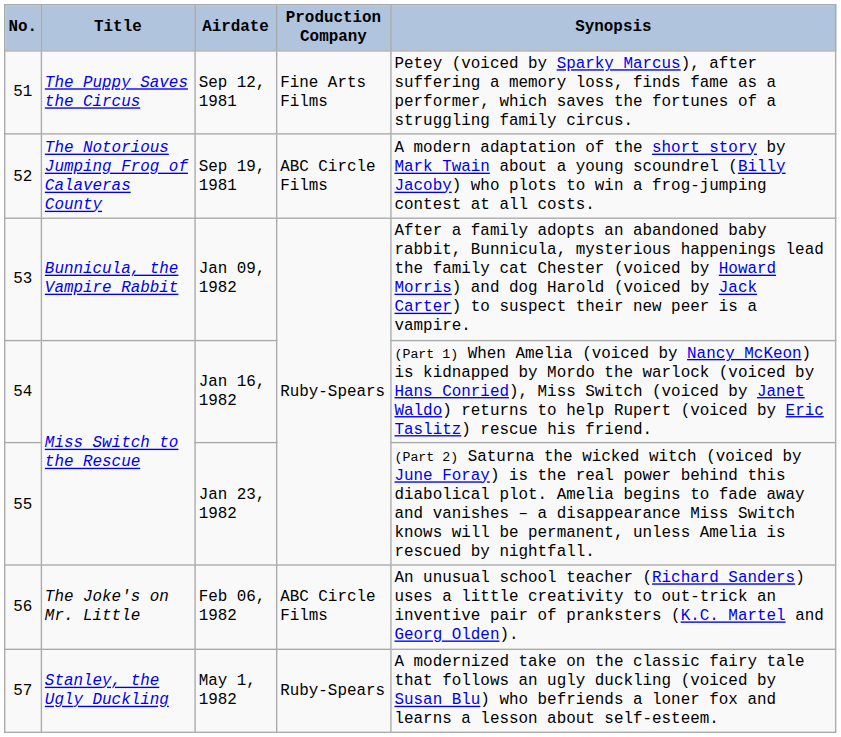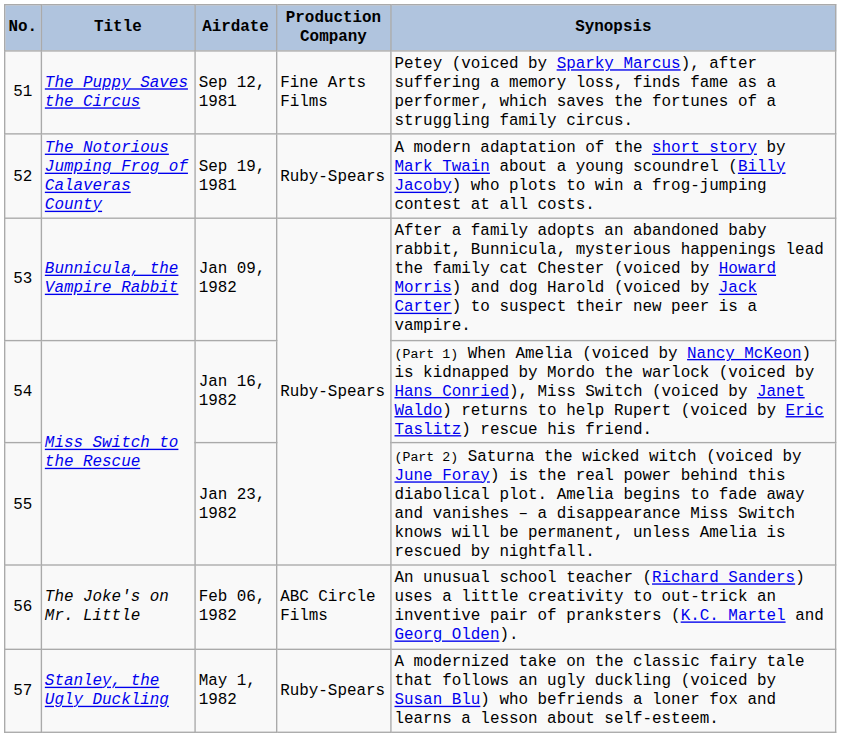(328, 176) ABC Circle Films -> (333, 176) Ruby-Spears
